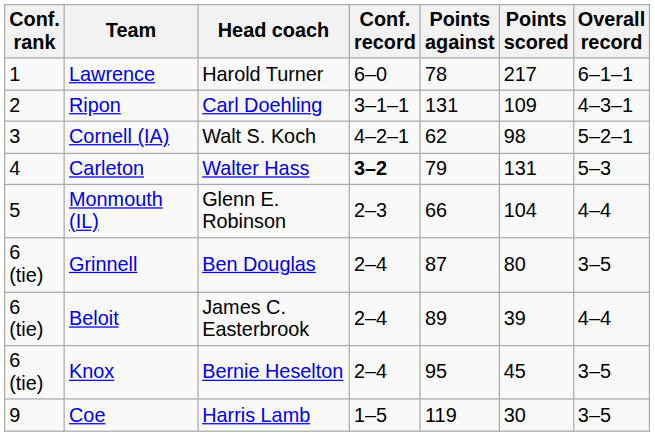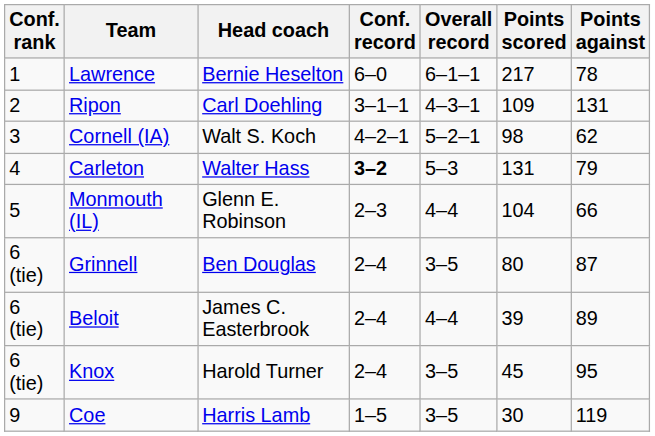columns swapped: (612, 31) <-> (460, 31)
(263, 74) Harold Turner -> (273, 74) Bernie Heselton
(273, 372) Bernie Heselton -> (263, 372) Harold Turner
